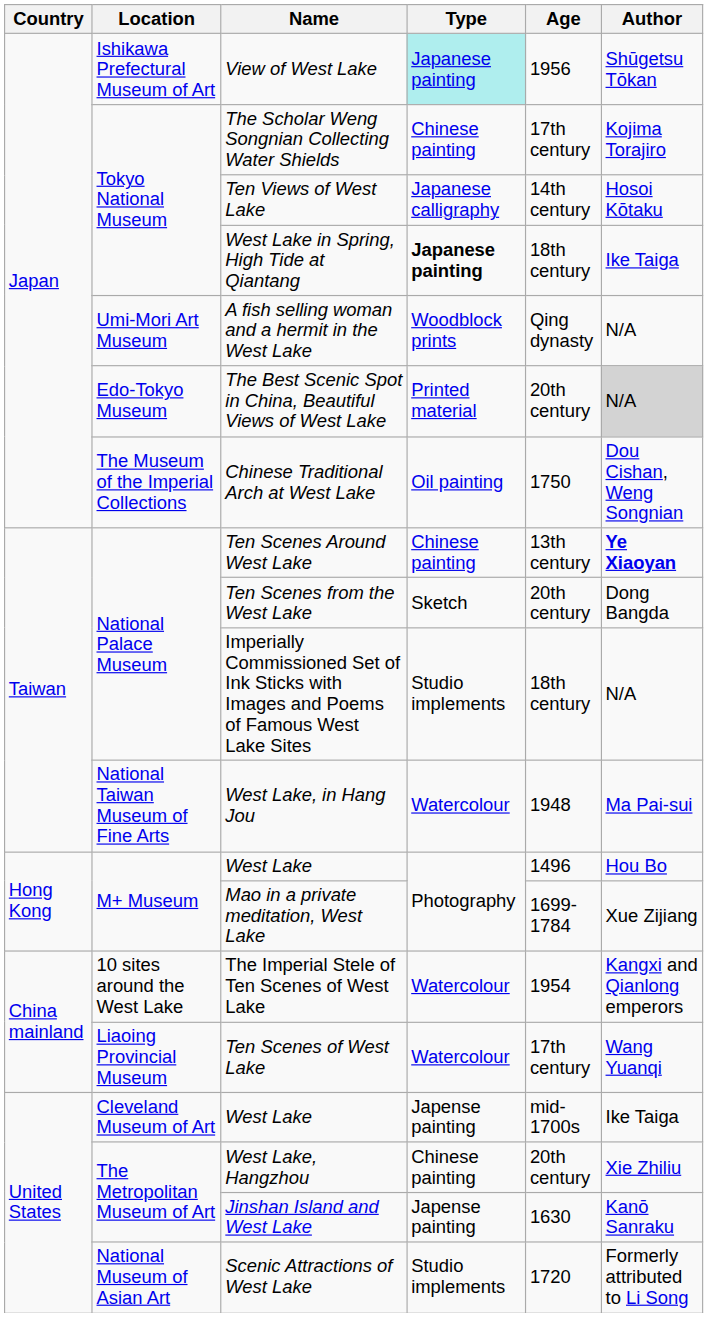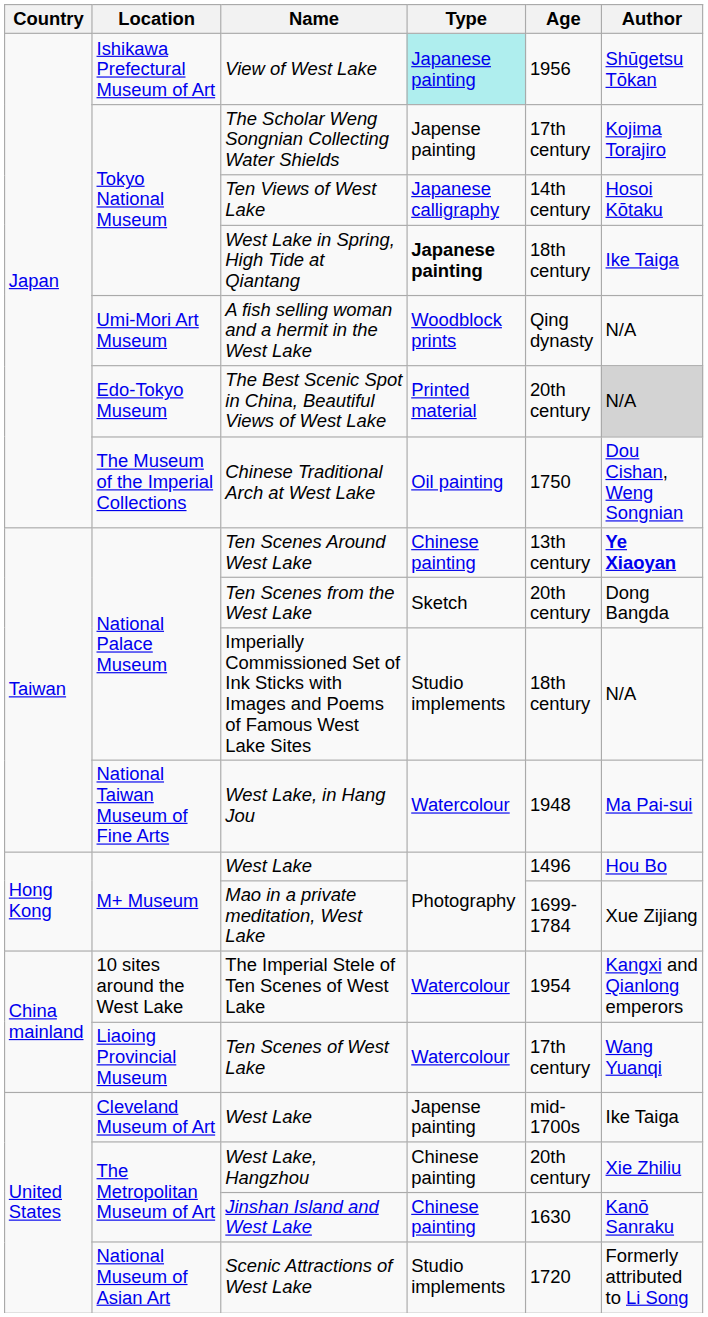(445, 139) Chinese painting -> (446, 139) Japense painting
(446, 1217) Japense painting -> (445, 1217) Chinese painting
